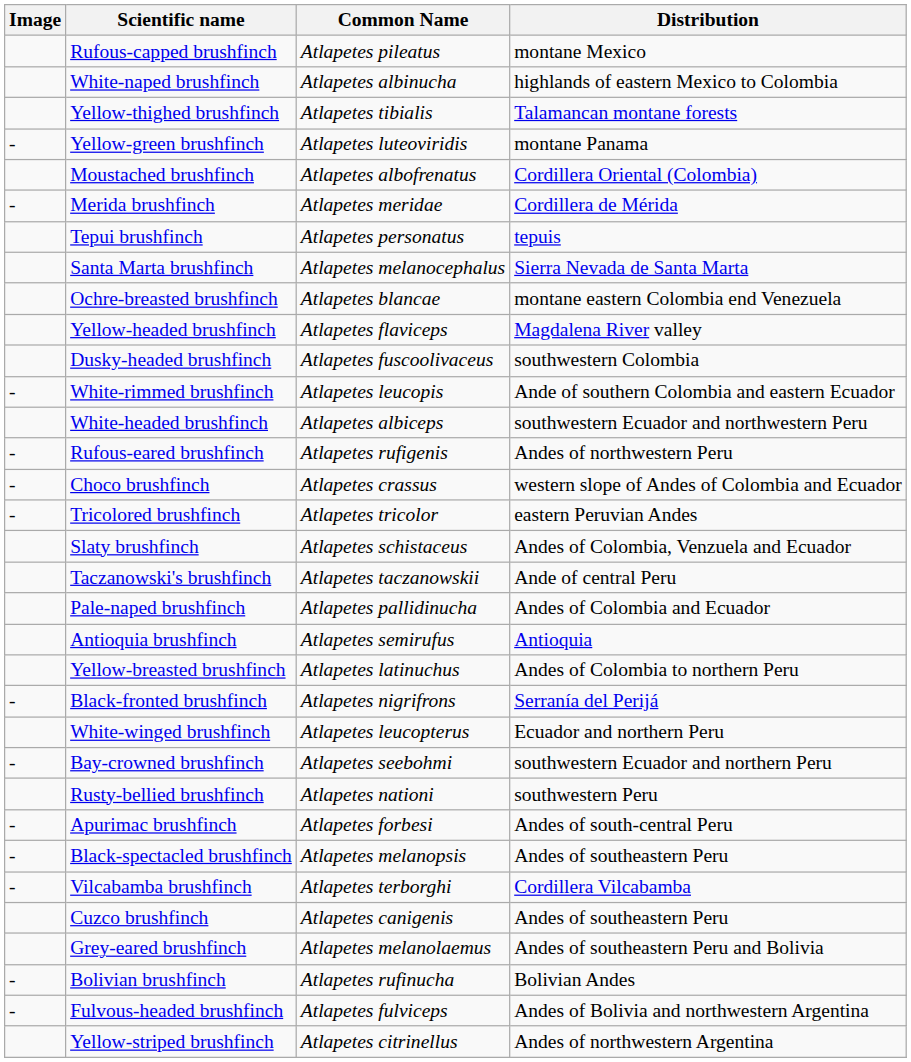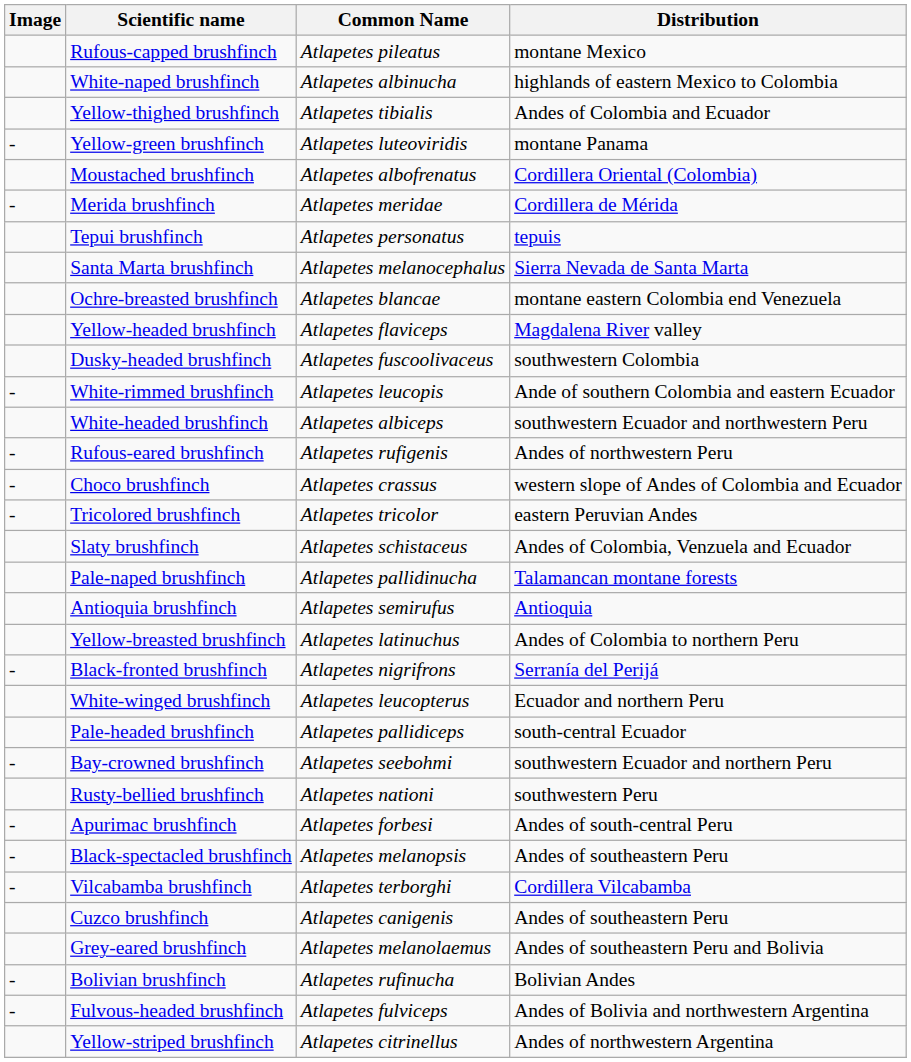(626, 112) Talamancan montane forests -> (642, 112) Andes of Colombia and Ecuador
- row: (171, 577)
(642, 608) Andes of Colombia and Ecuador -> (626, 577) Talamancan montane forests
+ row: (162, 732)
